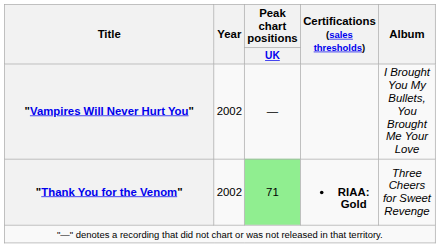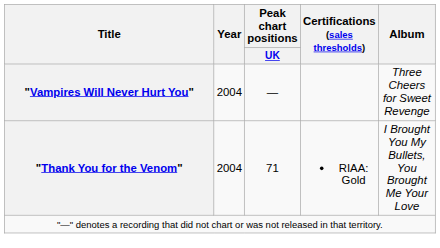(229, 111) 2002 -> (229, 92) 2004
(407, 111) I Brought You My Bullets, You Brought Me Your Love -> (407, 92) Three Cheers for Sweet Revenge
(229, 192) 2002 -> (229, 167) 2004
(272, 192) lightgreen background -> (272, 167) no background
(339, 198) bold -> (339, 174) normal
(407, 192) Three Cheers for Sweet Revenge -> (407, 167) I Brought You My Bullets, You Brought Me Your Love
